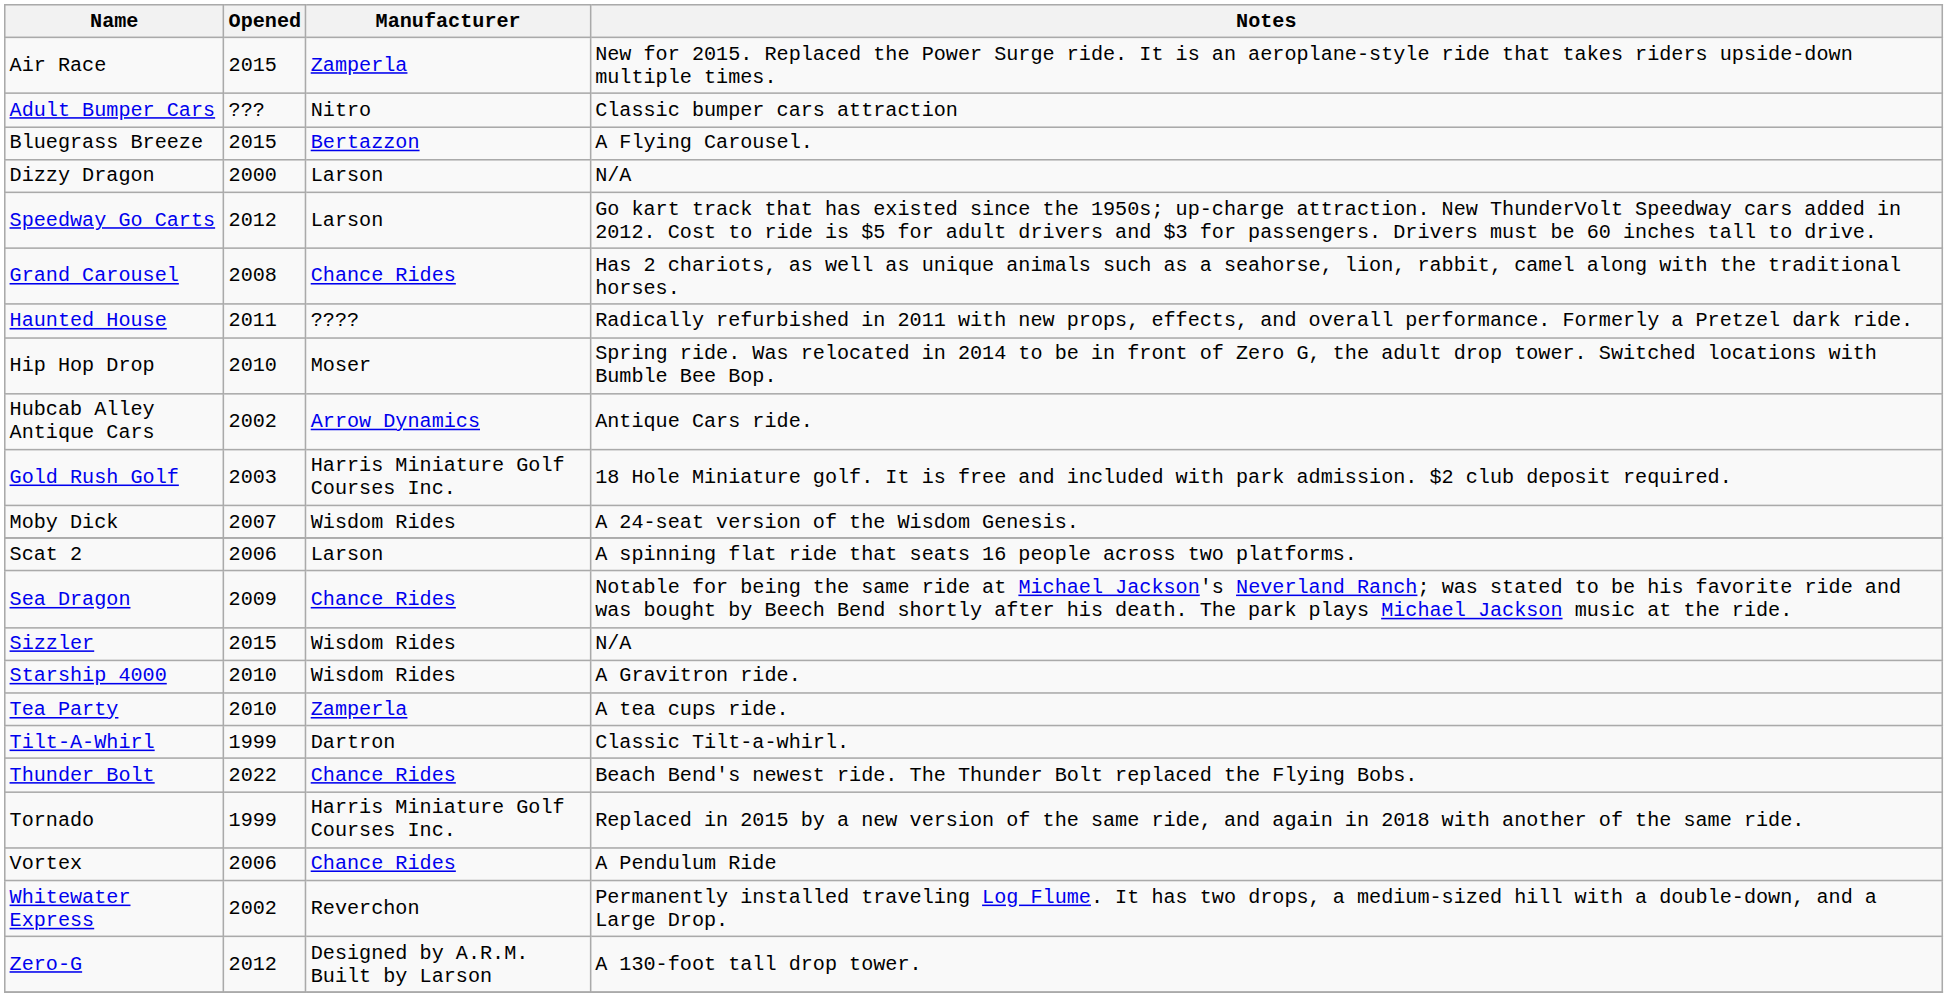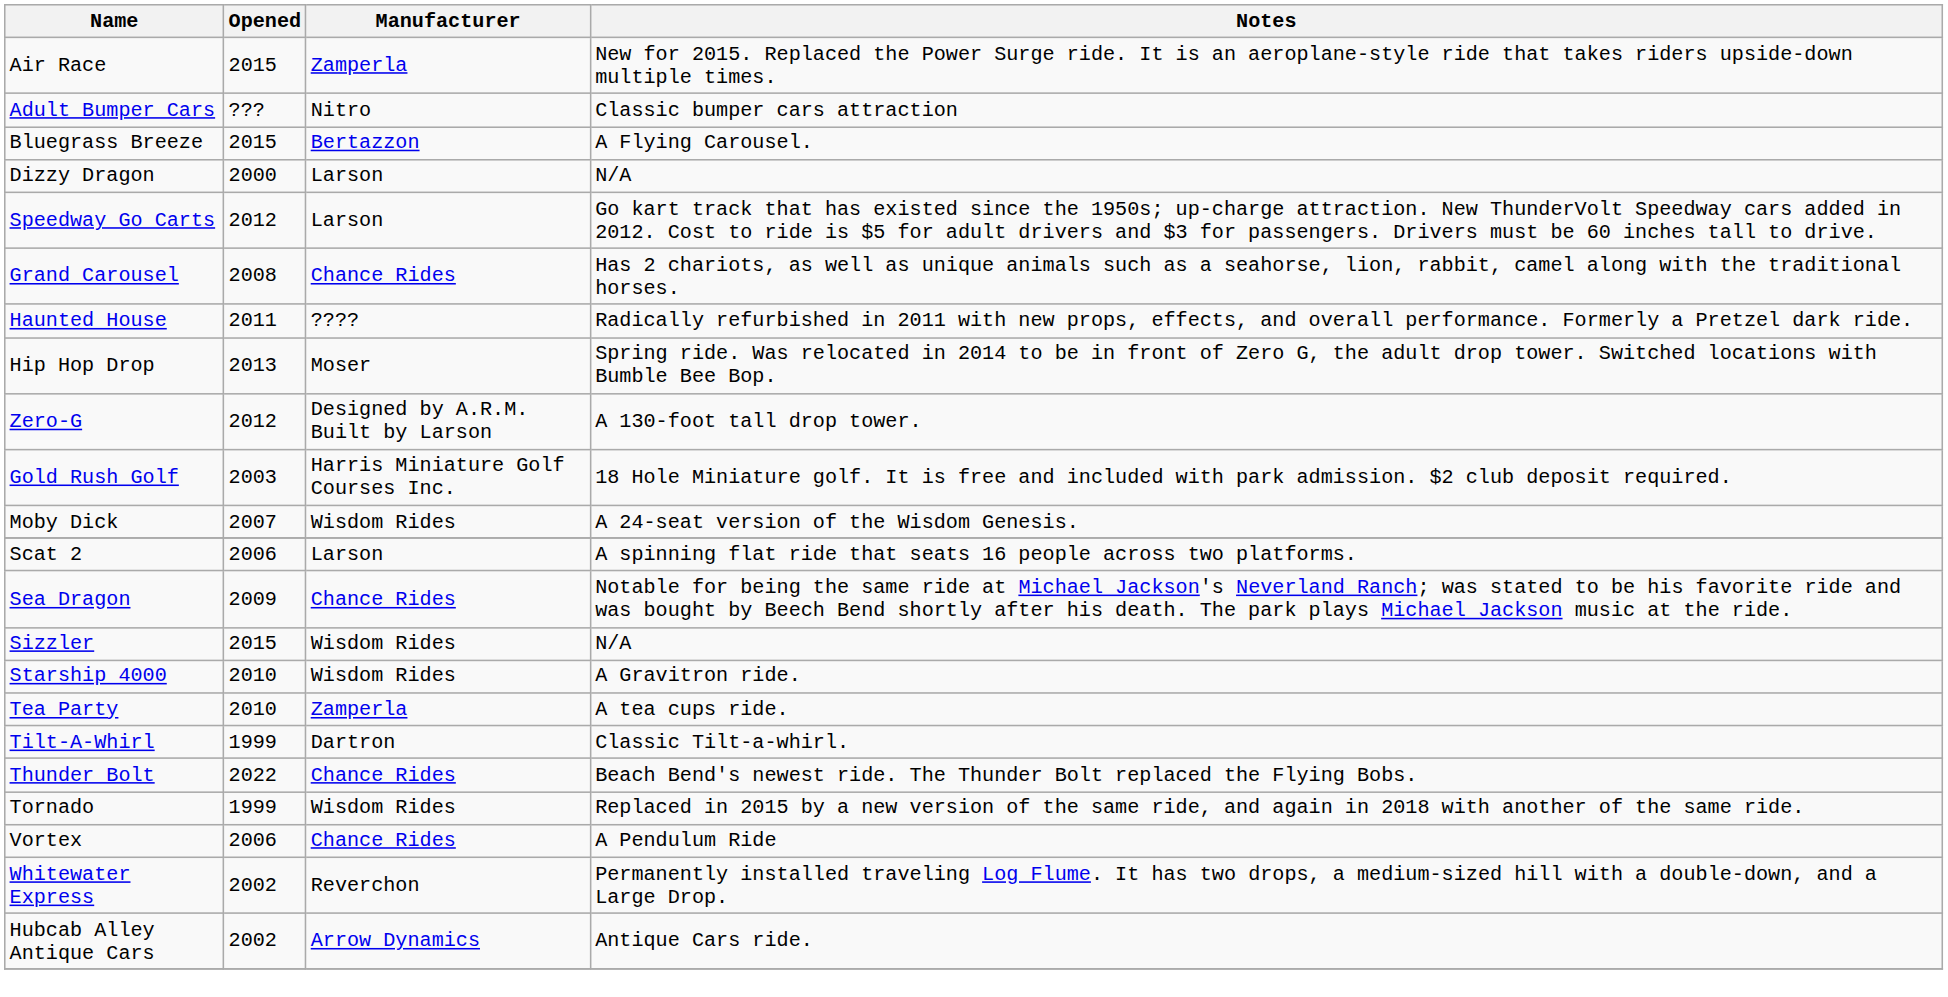(253, 365) 2010 -> (253, 365) 2013
rows swapped: (82, 421) <-> (46, 965)
(438, 820) Harris Miniature Golf Courses Inc. -> (383, 808) Wisdom Rides
